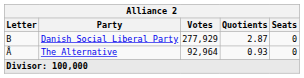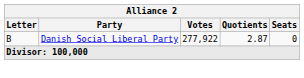(200, 39) 277,929 -> (200, 39) 277,922
- row: (79, 53)
